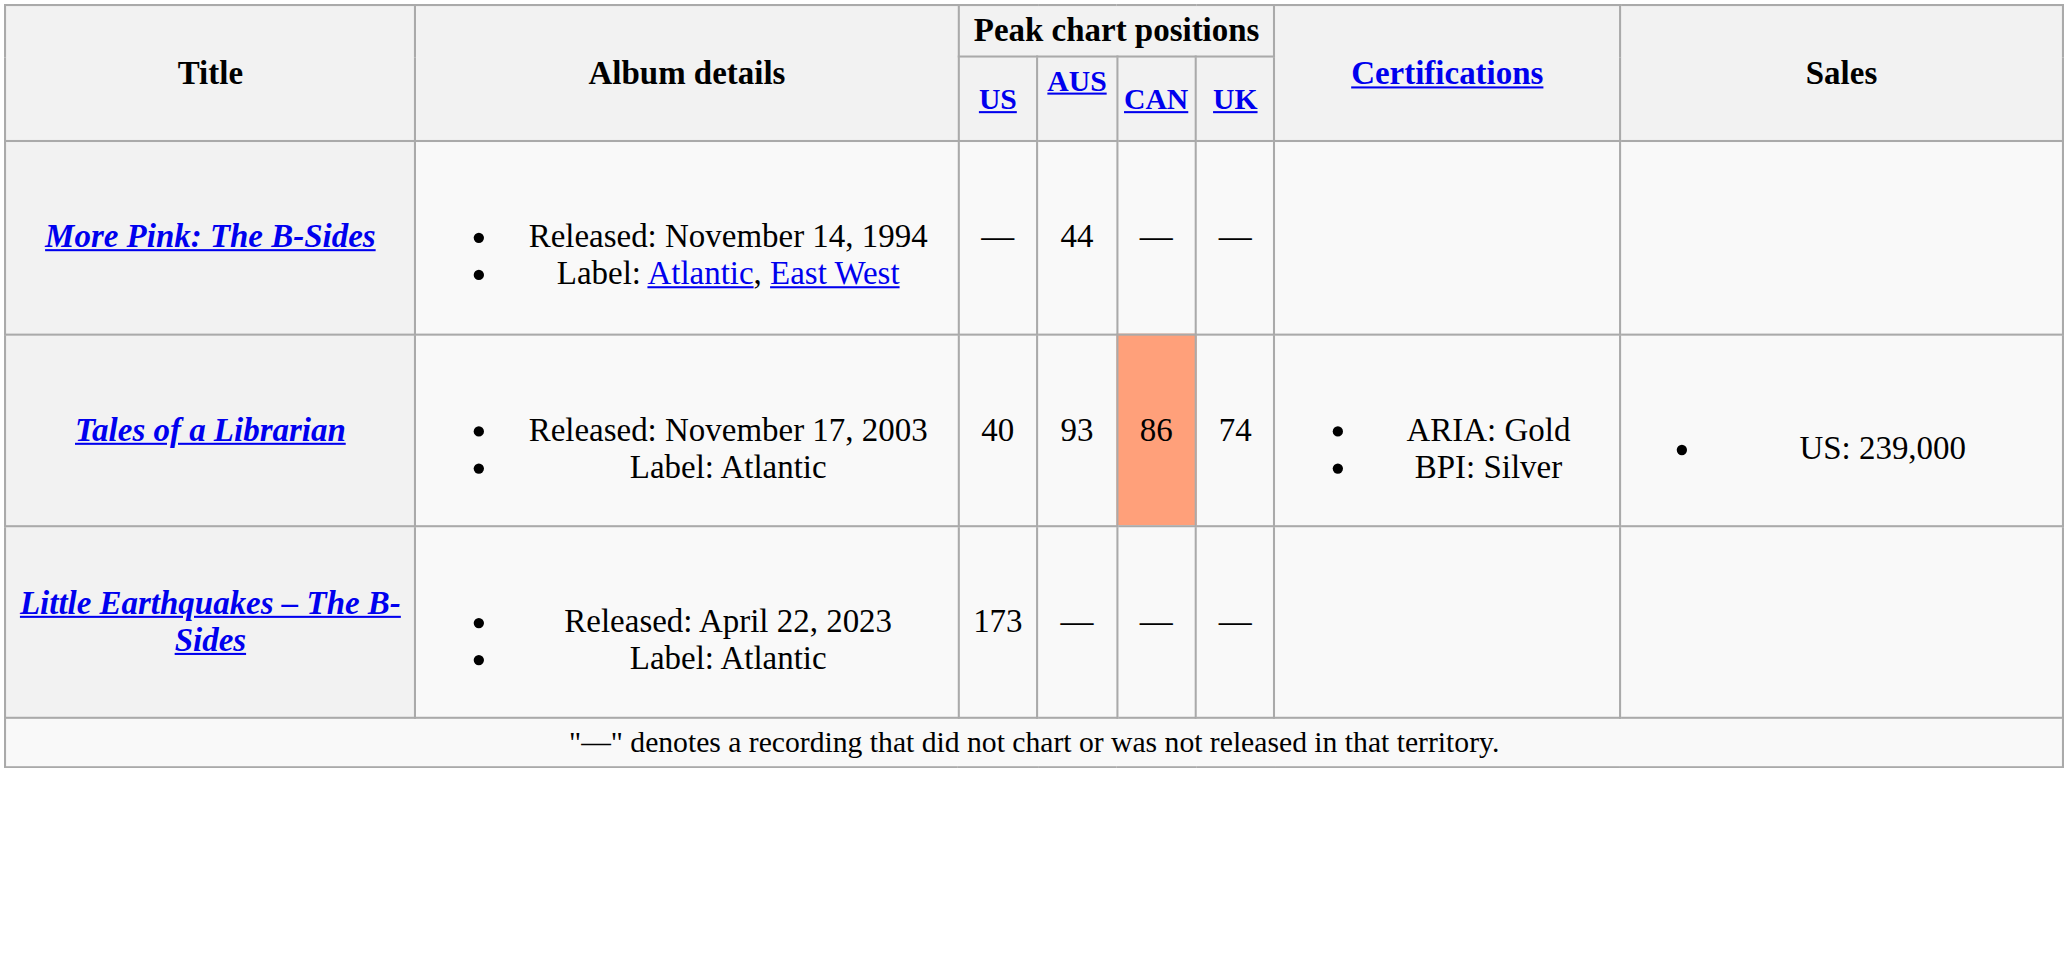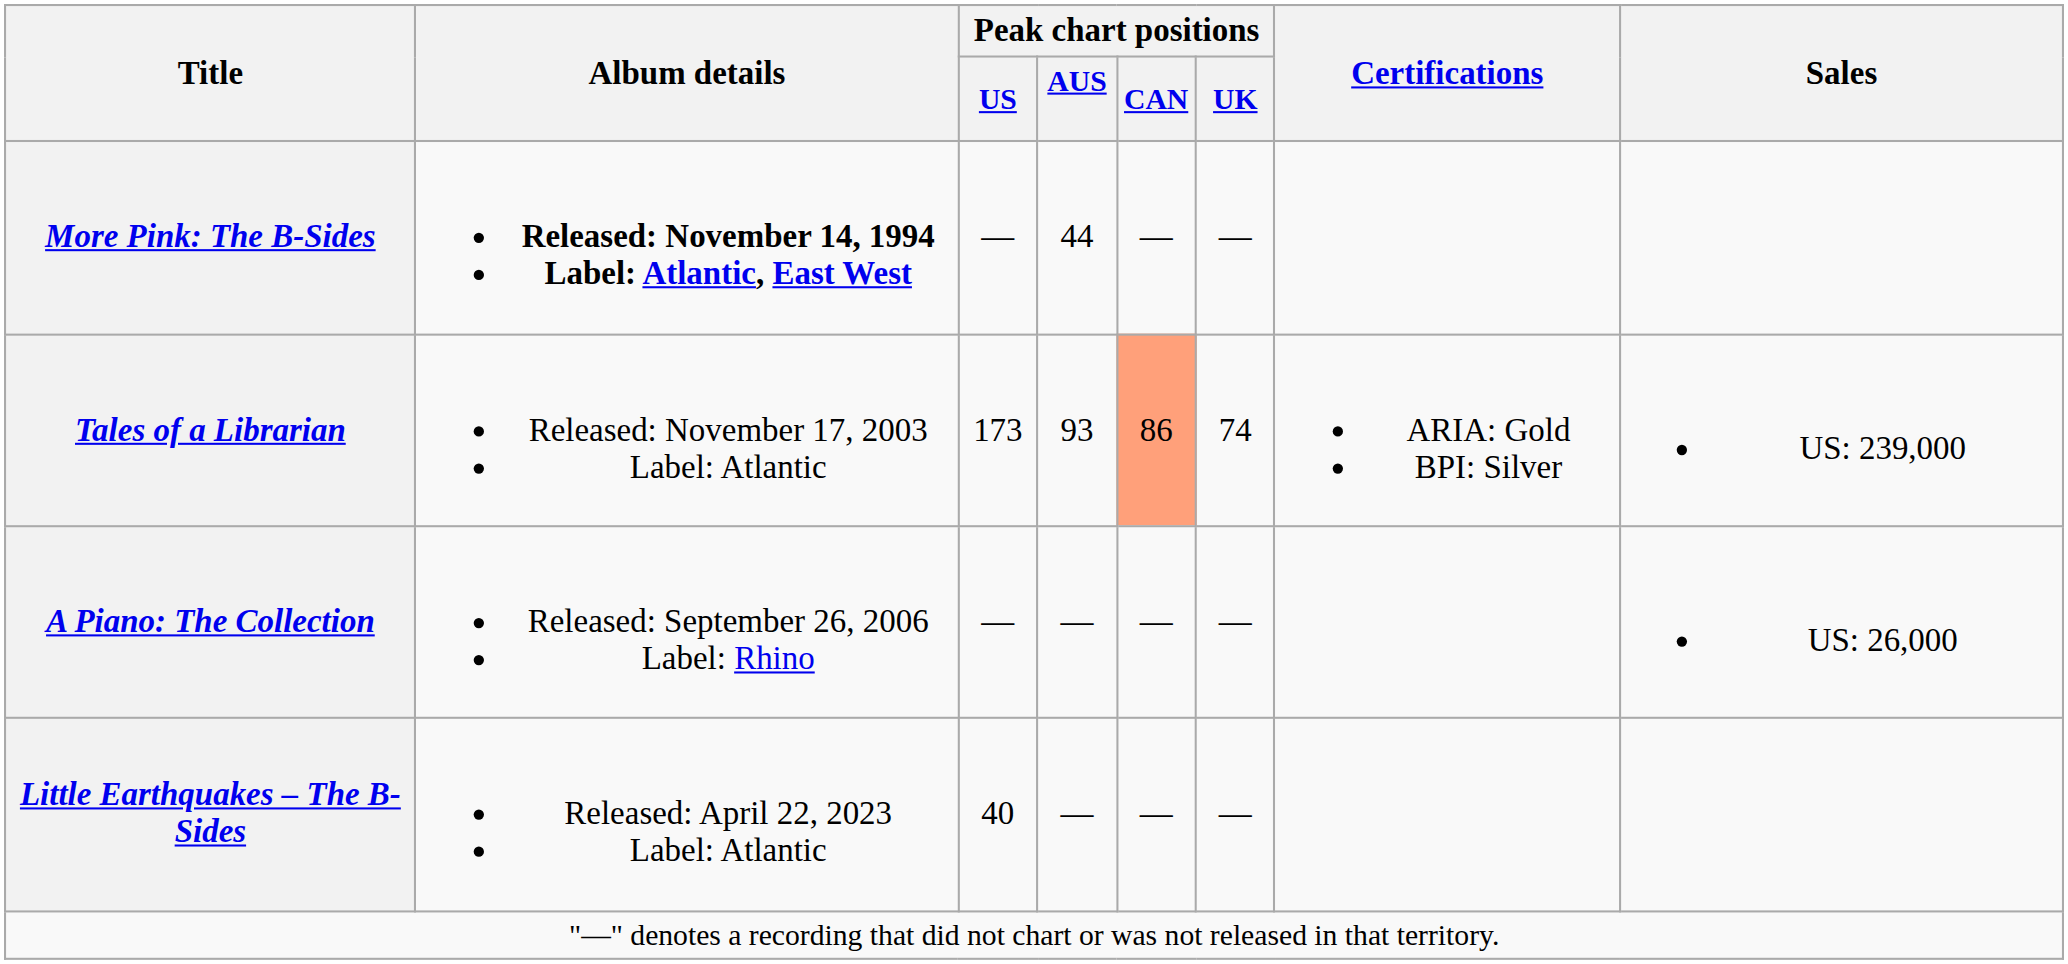(687, 256) normal -> (687, 256) bold
(998, 429) 40 -> (998, 429) 173
+ row: (210, 621)
(998, 621) 173 -> (998, 813) 40
